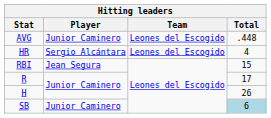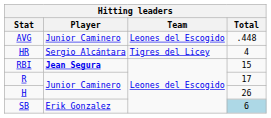(177, 52) Leones del Escogido -> (170, 52) Tigres del Licey
(73, 65) normal -> (73, 65) bold
(83, 106) Junior Caminero -> (78, 106) Erik Gonzalez
